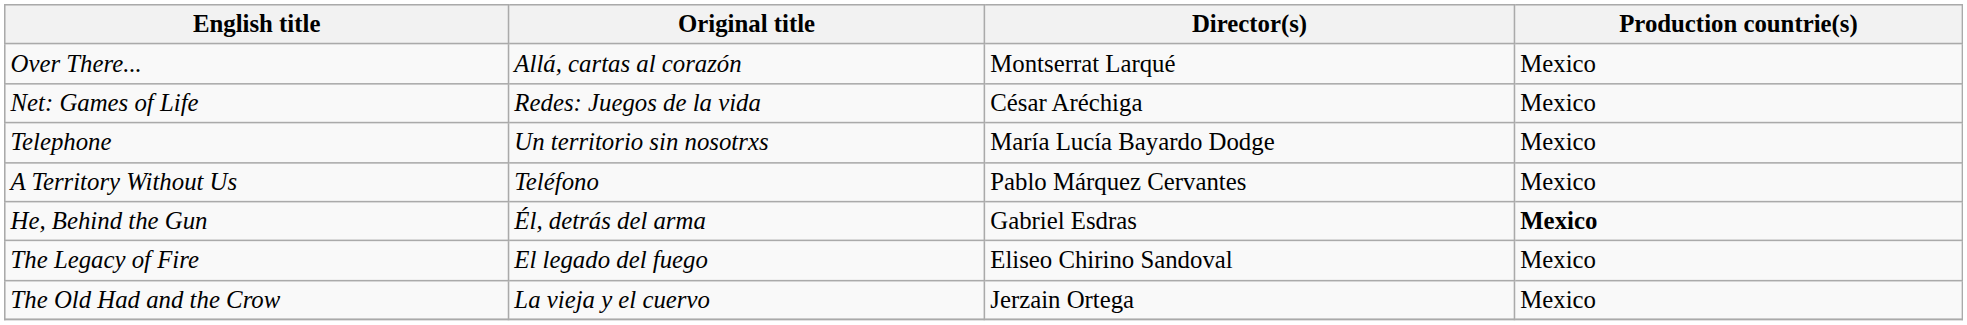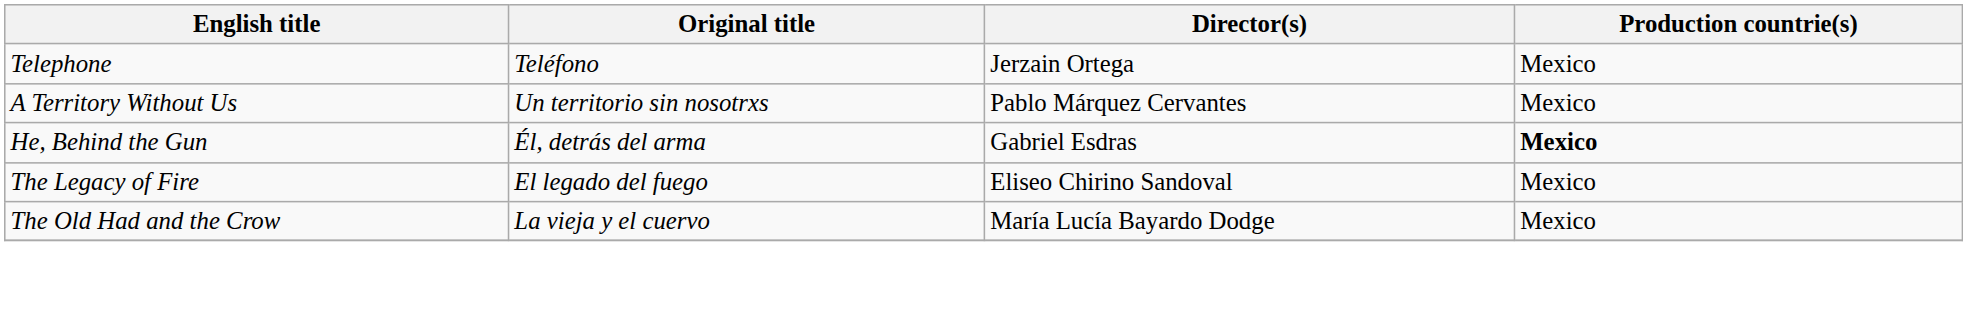- row: (76, 63)
- row: (105, 102)
(641, 142) Un territorio sin nosotrxs -> (557, 63) Teléfono
(1132, 142) María Lucía Bayardo Dodge -> (1062, 63) Jerzain Ortega
(557, 181) Teléfono -> (641, 102) Un territorio sin nosotrxs
(1062, 299) Jerzain Ortega -> (1132, 220) María Lucía Bayardo Dodge
